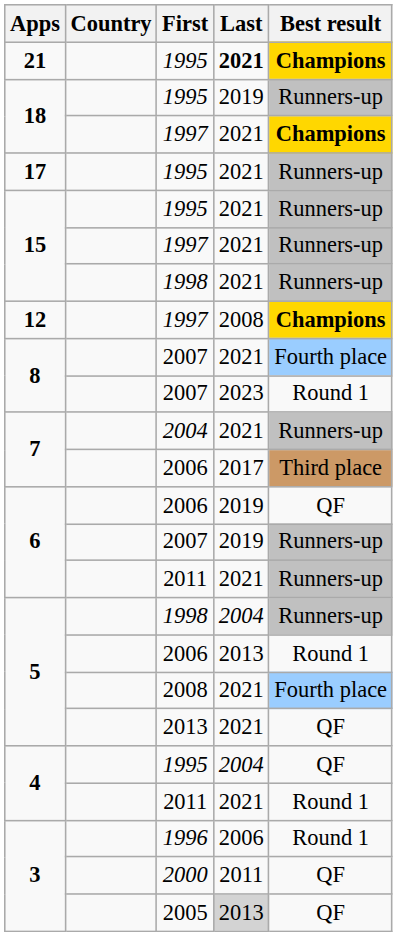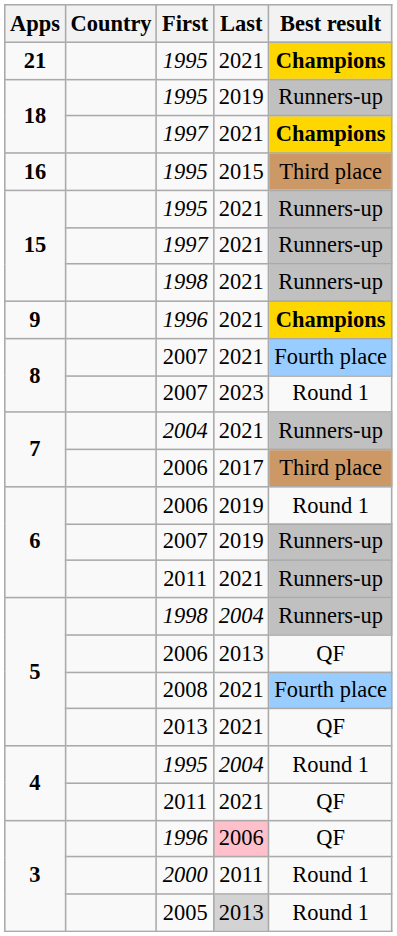(241, 60) bold -> (241, 60) normal
- row: (35, 171)
+ row: (35, 171)
- row: (35, 319)
+ row: (35, 319)
(331, 505) QF -> (331, 505) Round 1
(331, 653) Round 1 -> (331, 653) QF
(331, 764) QF -> (331, 764) Round 1
(331, 801) Round 1 -> (331, 801) QF
(241, 838) no background -> (241, 838) pink background
(331, 838) Round 1 -> (331, 838) QF
(331, 875) QF -> (331, 875) Round 1
(331, 912) QF -> (331, 912) Round 1
